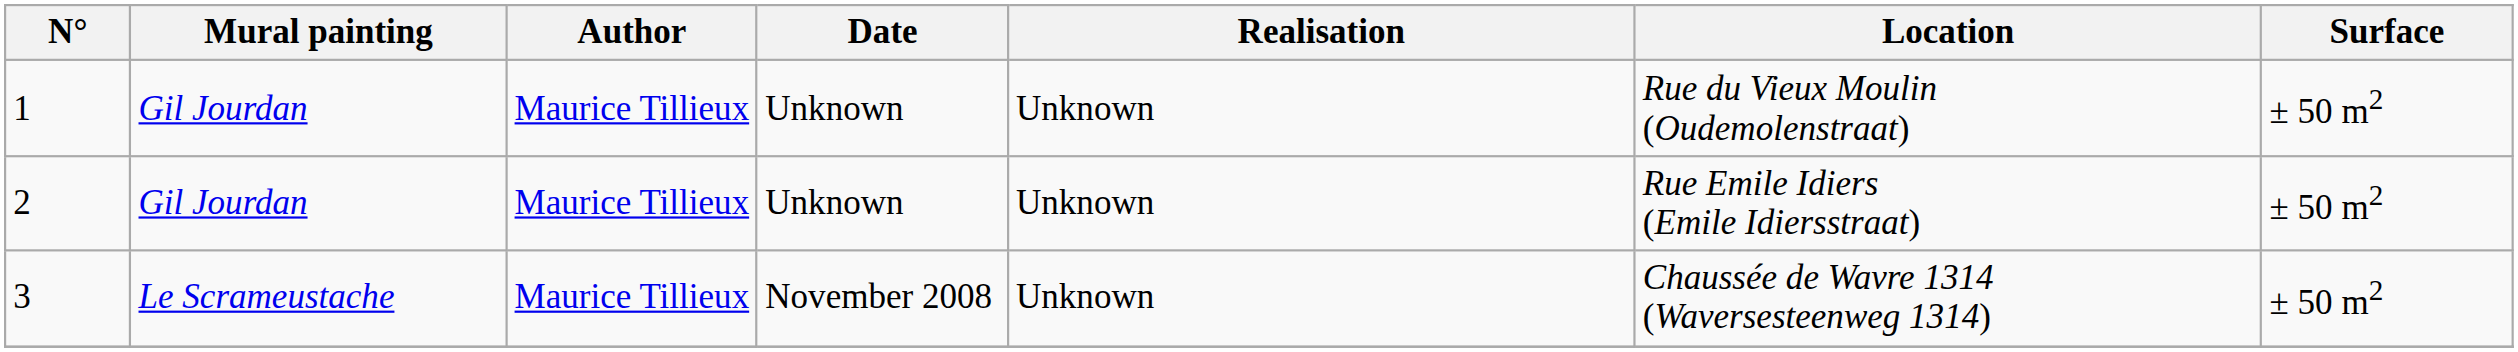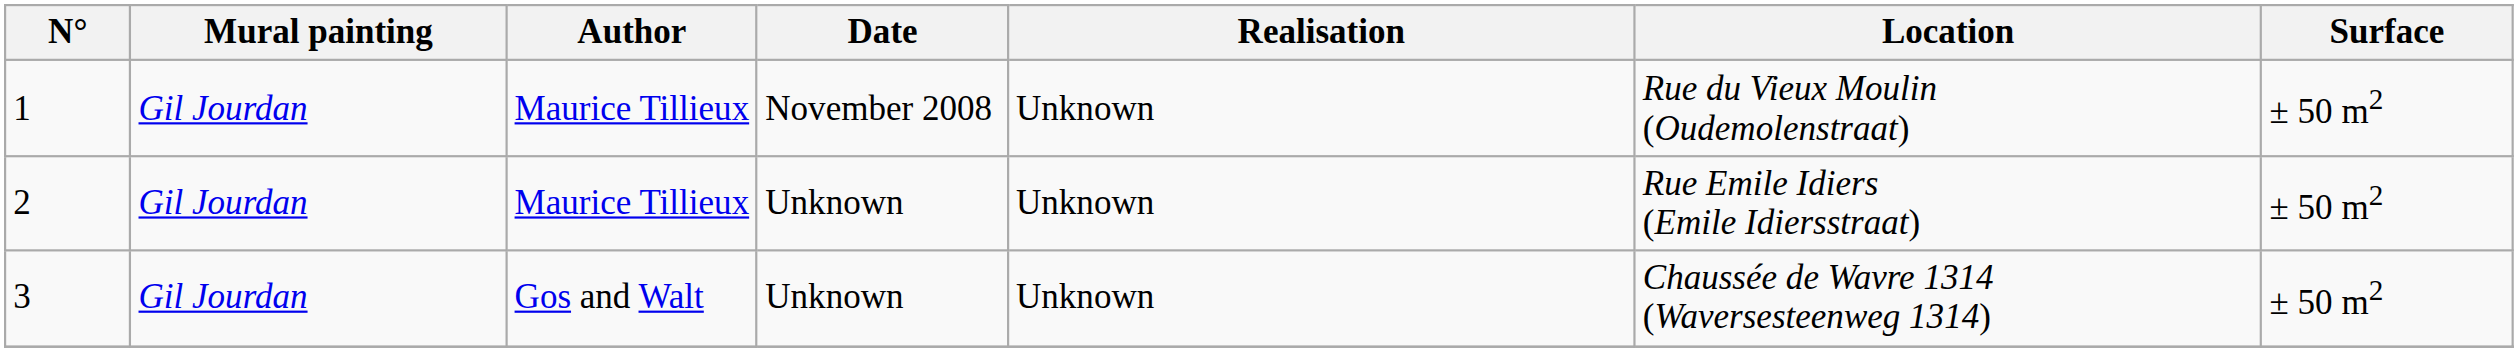(834, 107) Unknown -> (879, 107) November 2008
(266, 297) Le Scrameustache -> (223, 297) Gil Jourdan
(632, 297) Maurice Tillieux -> (609, 297) Gos and Walt
(879, 297) November 2008 -> (834, 297) Unknown
